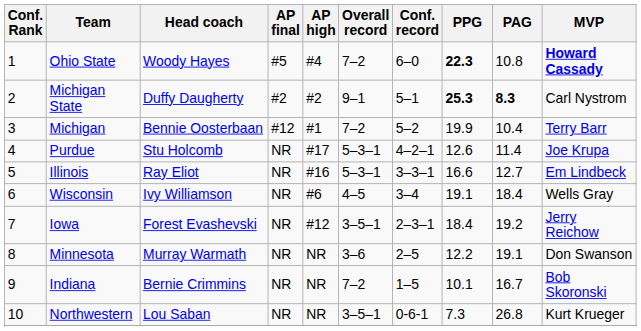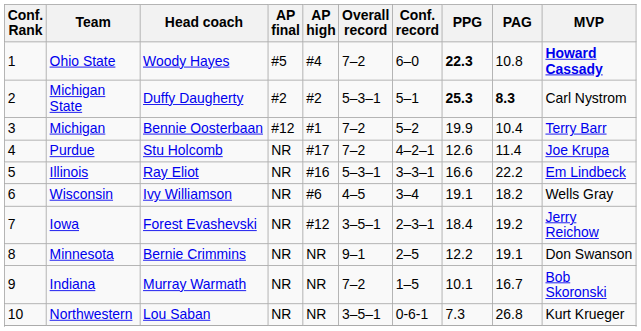(354, 98) 9–1 -> (361, 98) 5–3–1
(361, 150) 5–3–1 -> (354, 150) 7–2
(509, 172) 12.7 -> (509, 172) 22.2
(509, 194) 18.4 -> (509, 194) 18.2
(195, 254) Murray Warmath -> (194, 254) Bernie Crimmins
(354, 254) 3–6 -> (354, 254) 9–1
(194, 284) Bernie Crimmins -> (195, 284) Murray Warmath
